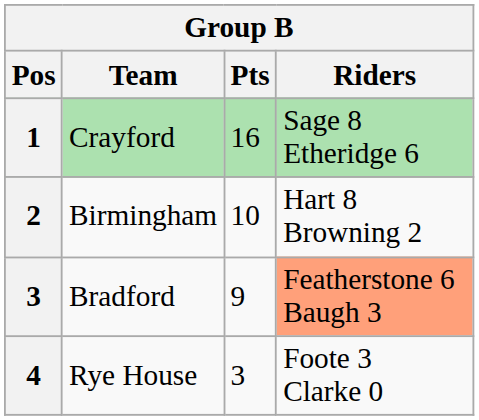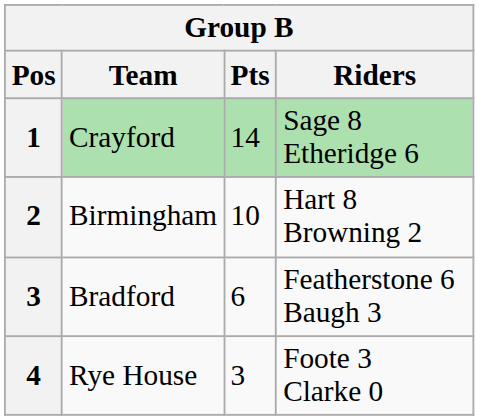(245, 137) 16 -> (245, 137) 14
(238, 295) 9 -> (238, 295) 6
(369, 295) lightsalmon background -> (369, 295) no background
